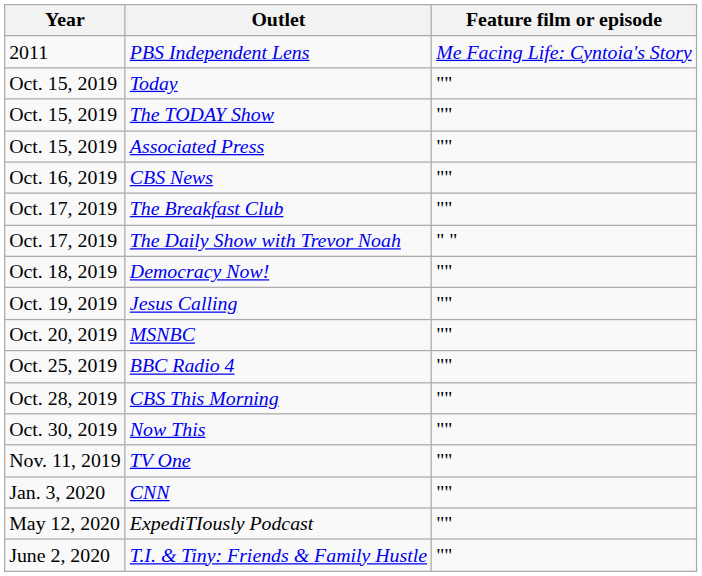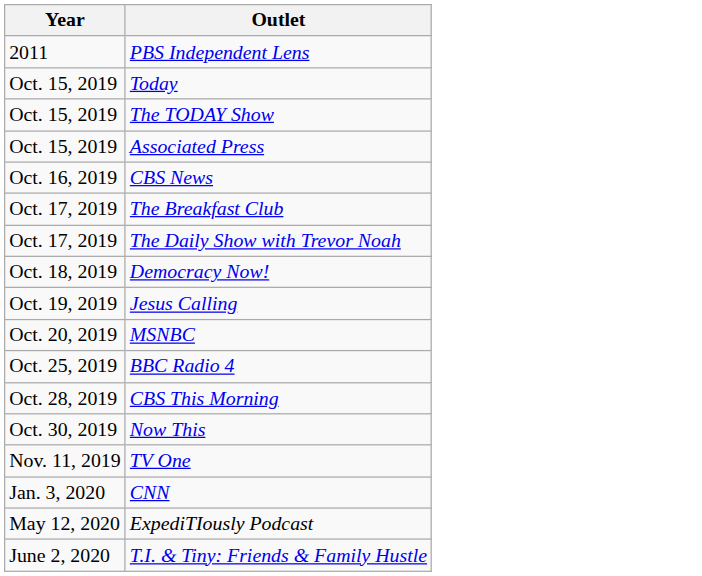- column: (564, 20)
